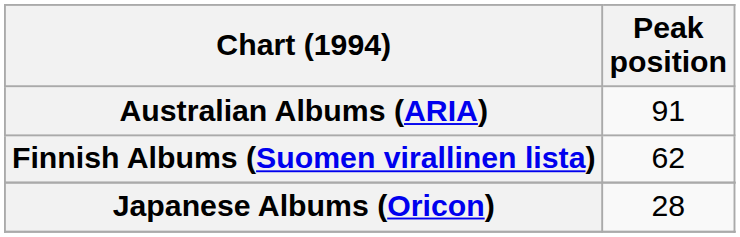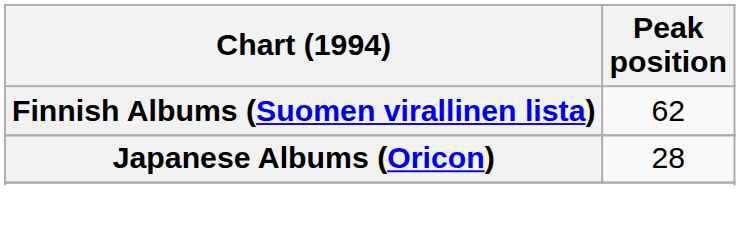- row: (304, 110)
